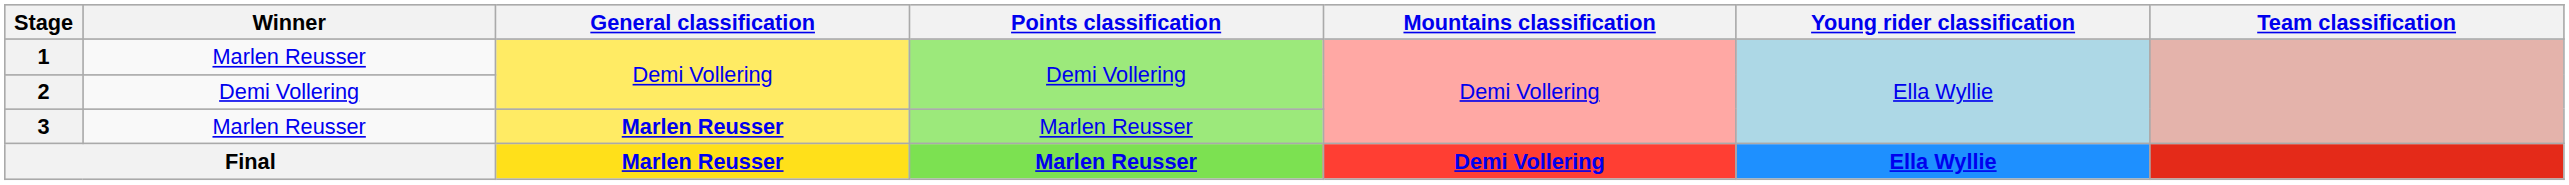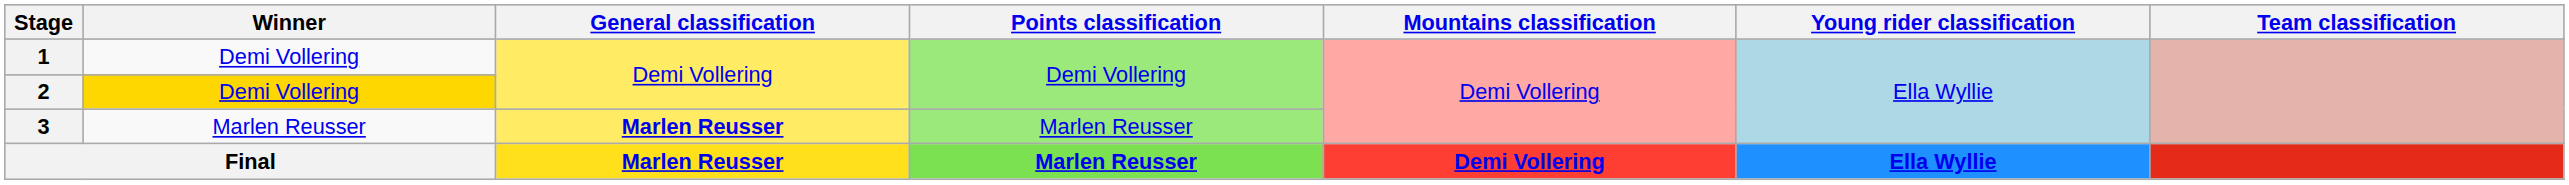(289, 57) Marlen Reusser -> (289, 57) Demi Vollering
(289, 92) no background -> (289, 92) gold background
